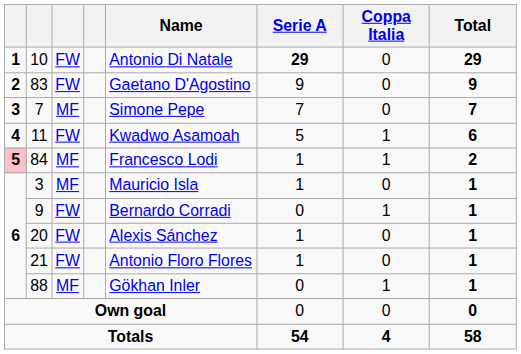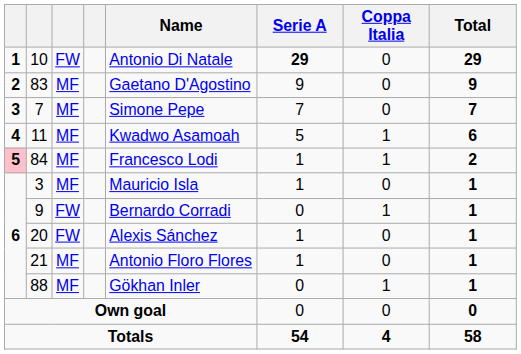(68, 85) FW -> (68, 85) MF
(68, 135) FW -> (68, 135) MF
(68, 260) FW -> (68, 260) MF
